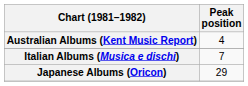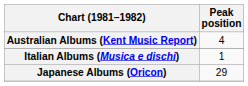(222, 56) 7 -> (222, 56) 1
